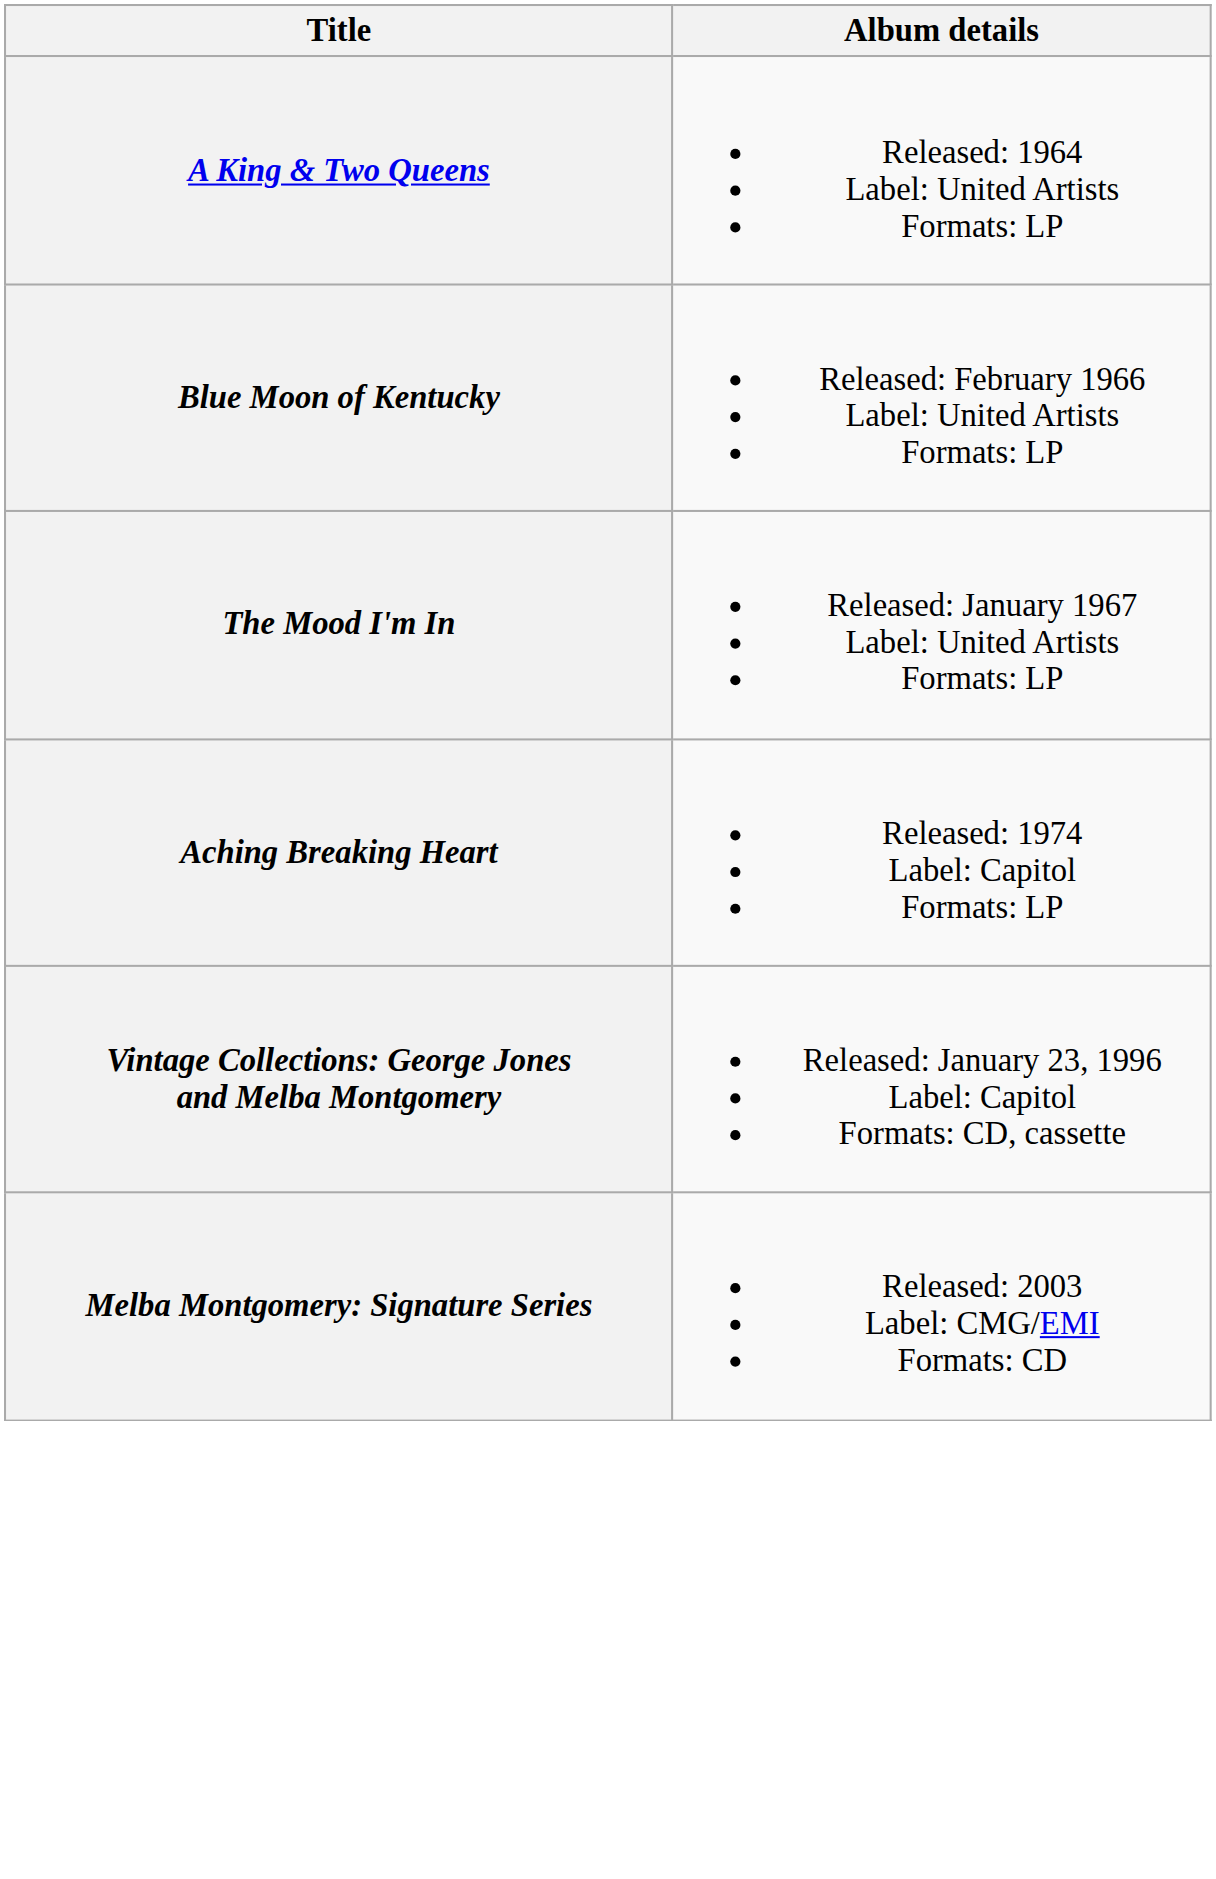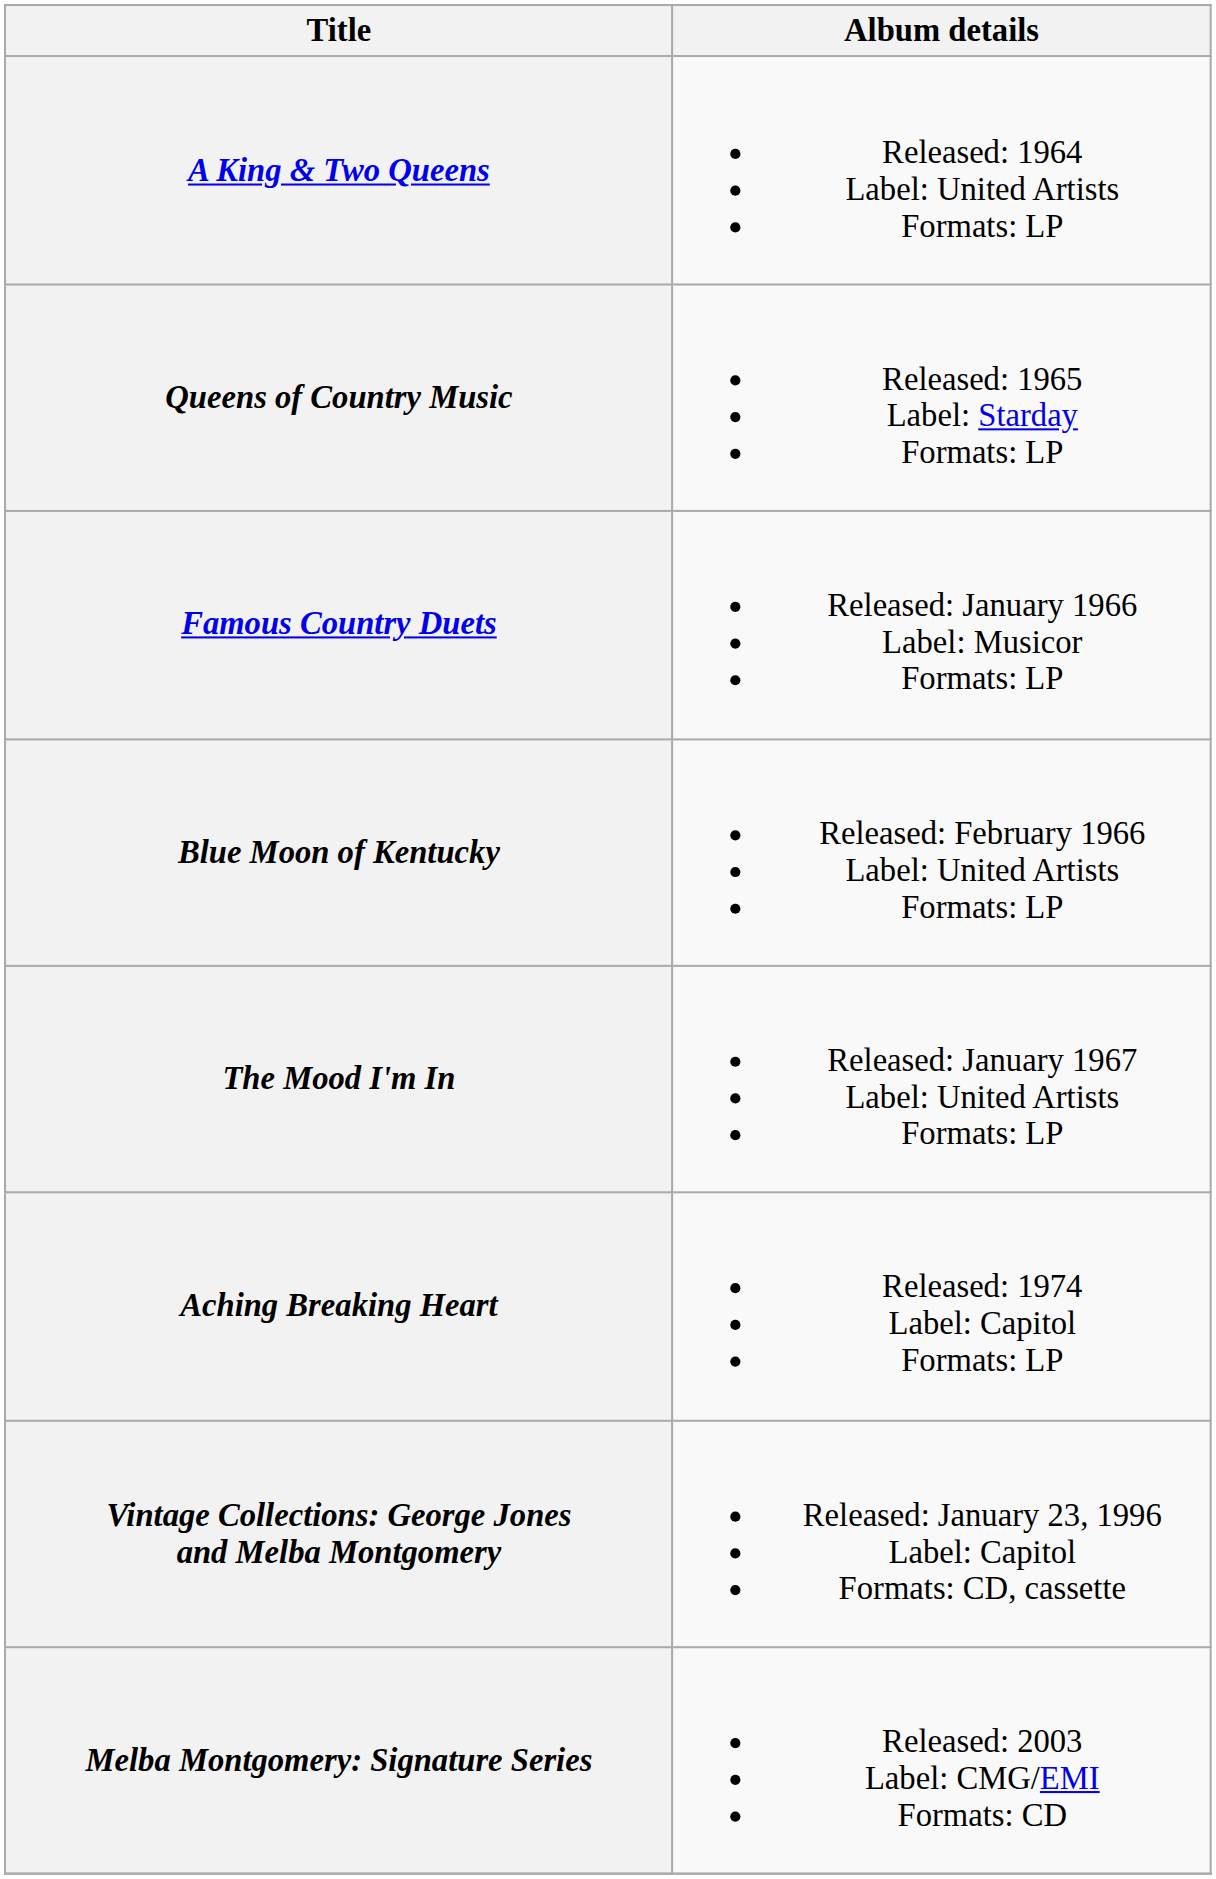+ row: (339, 397)
+ row: (339, 624)
